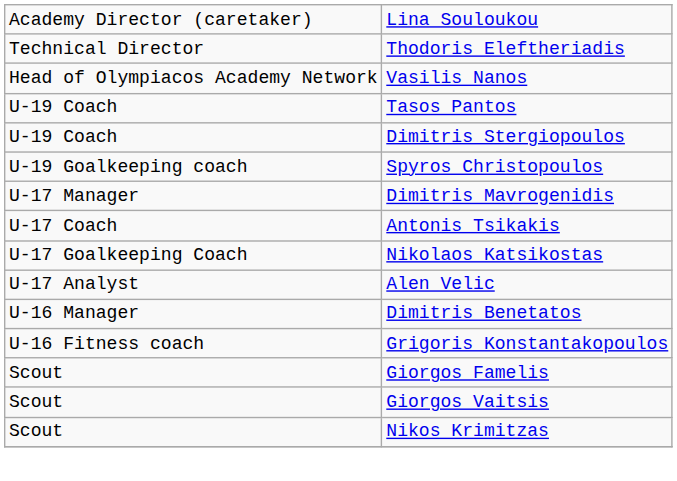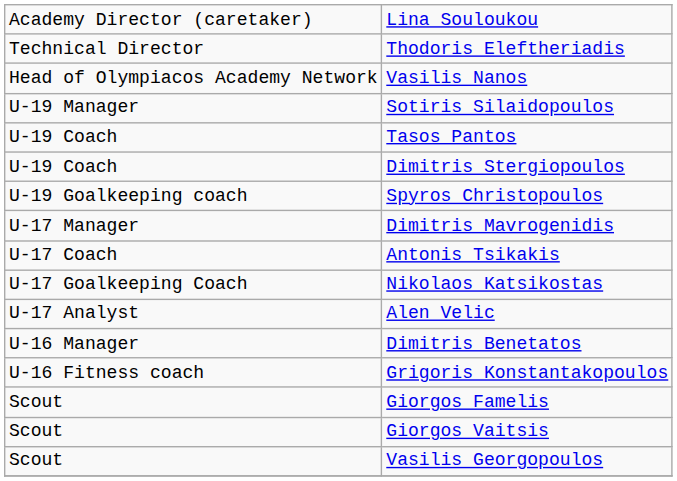+ row: (500, 108)
+ row: (495, 461)
- row: (468, 432)
